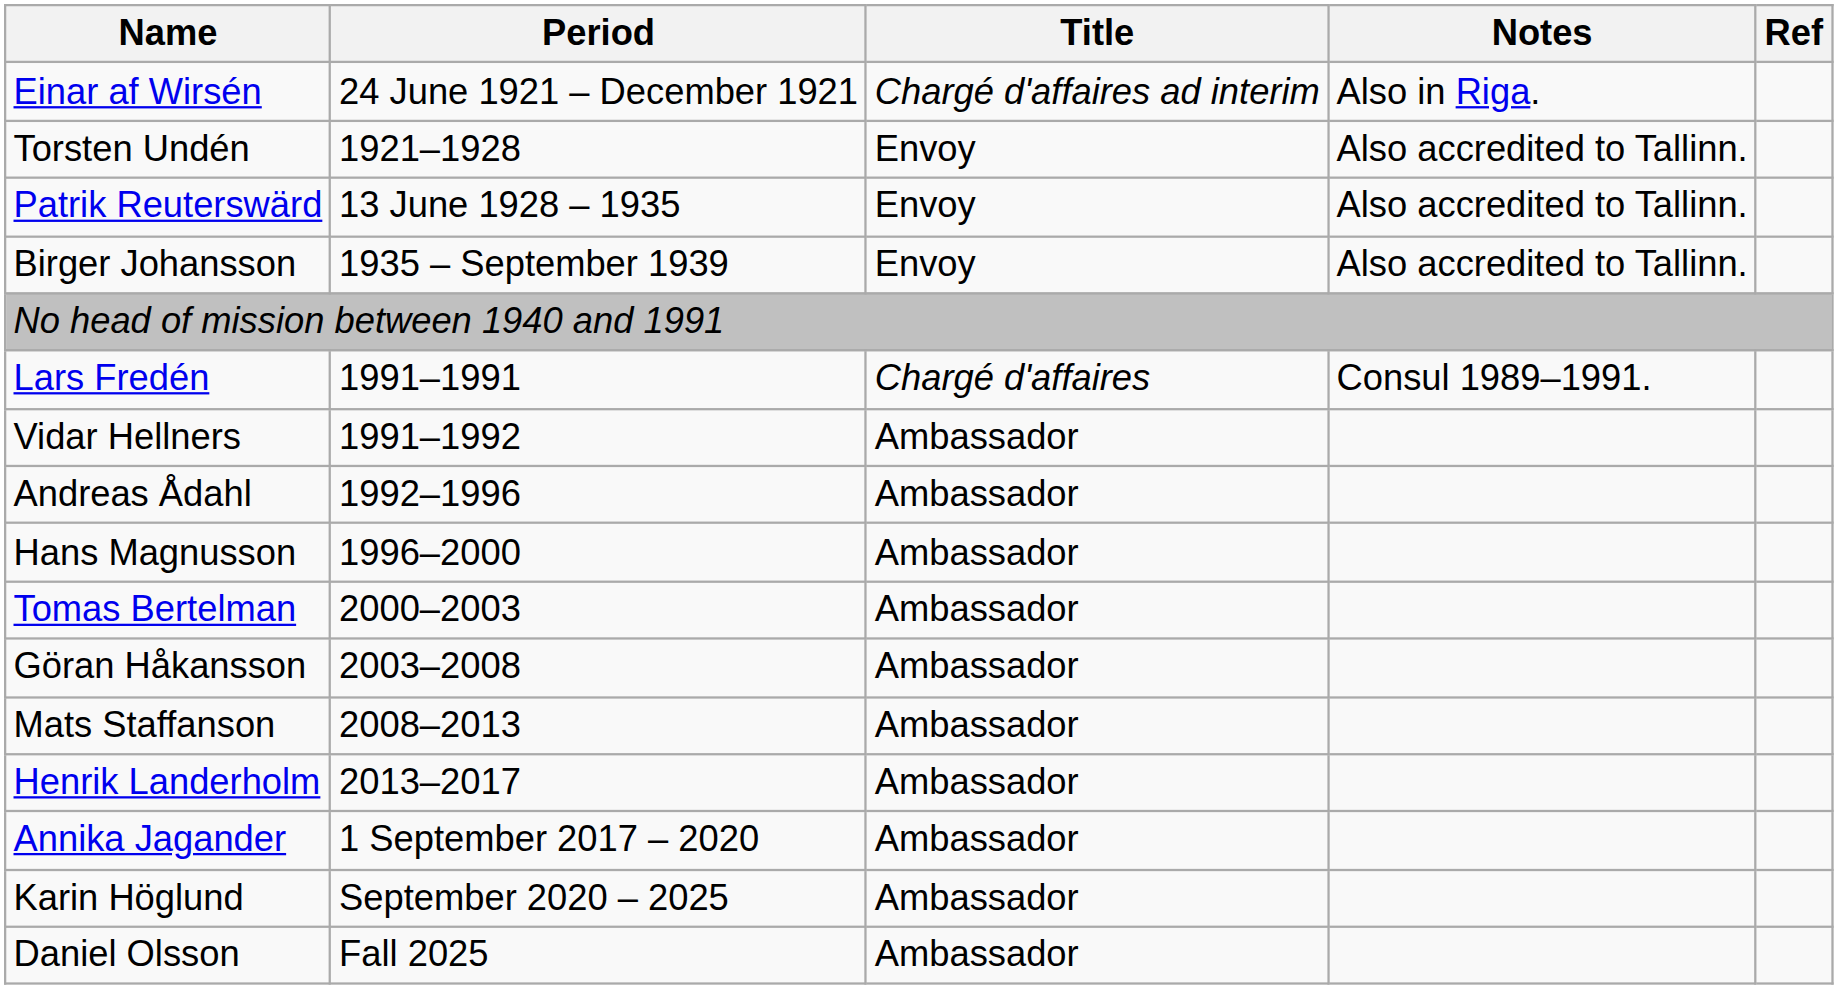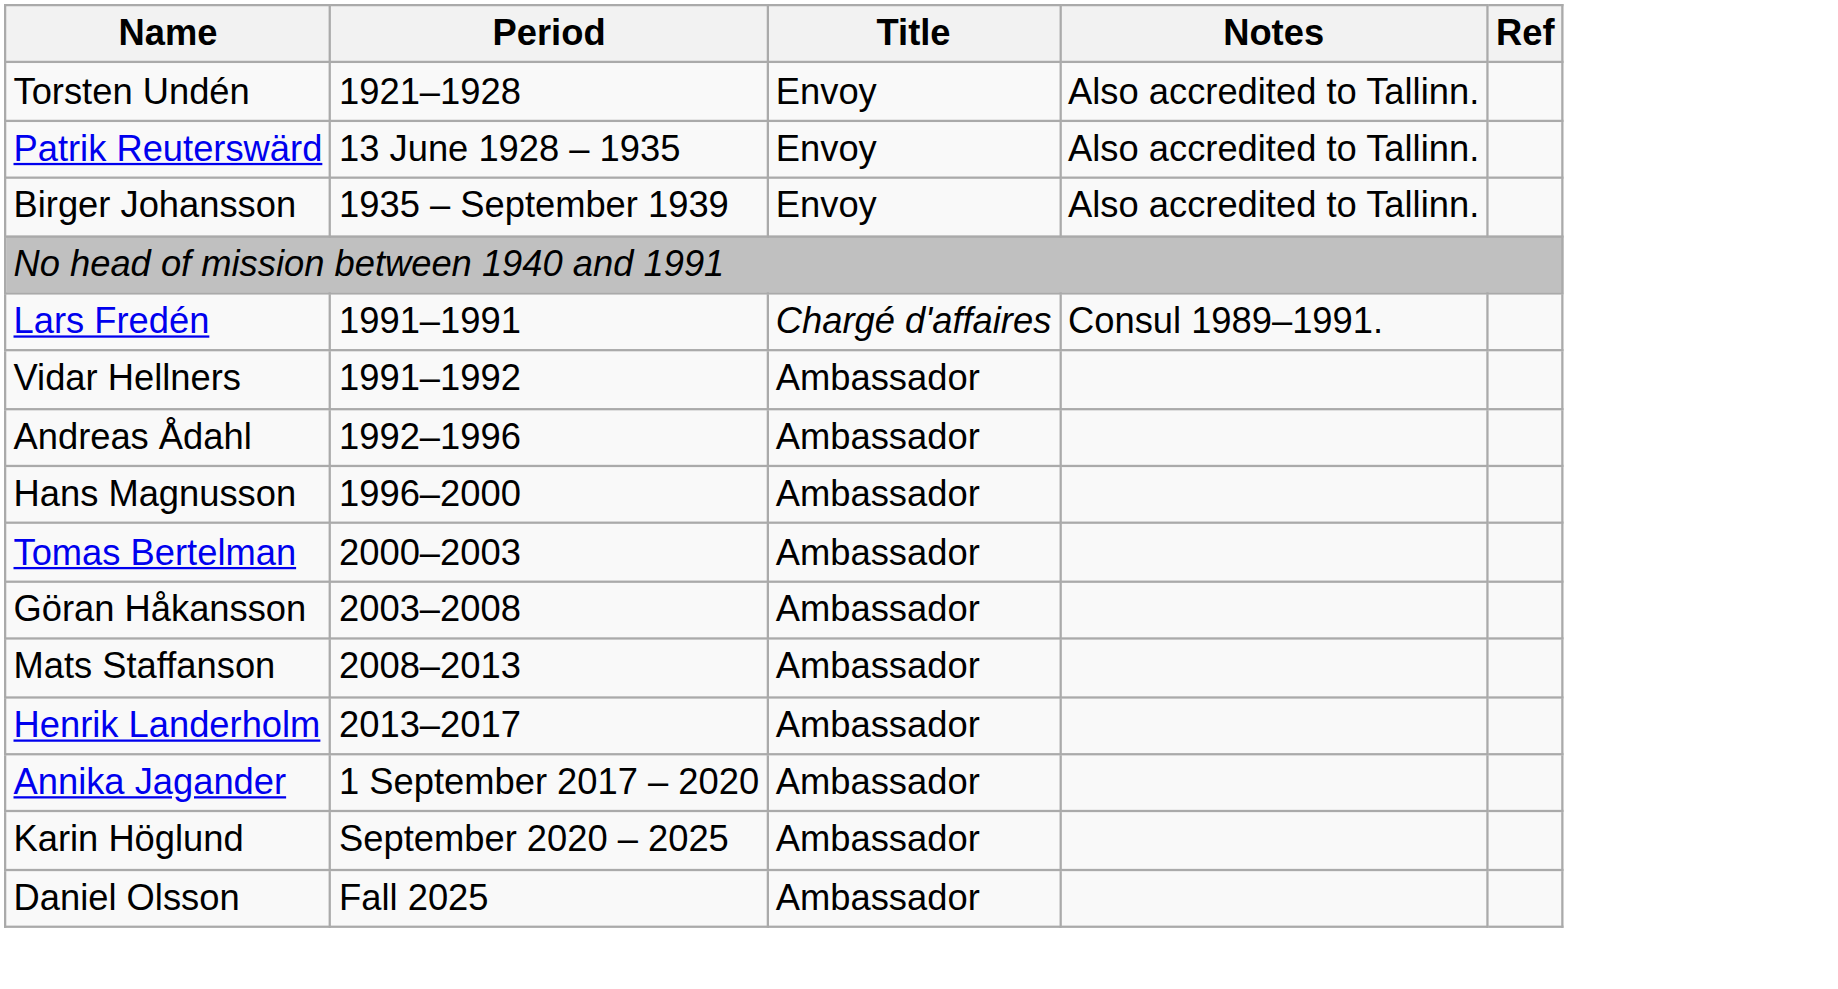- row: (138, 90)
